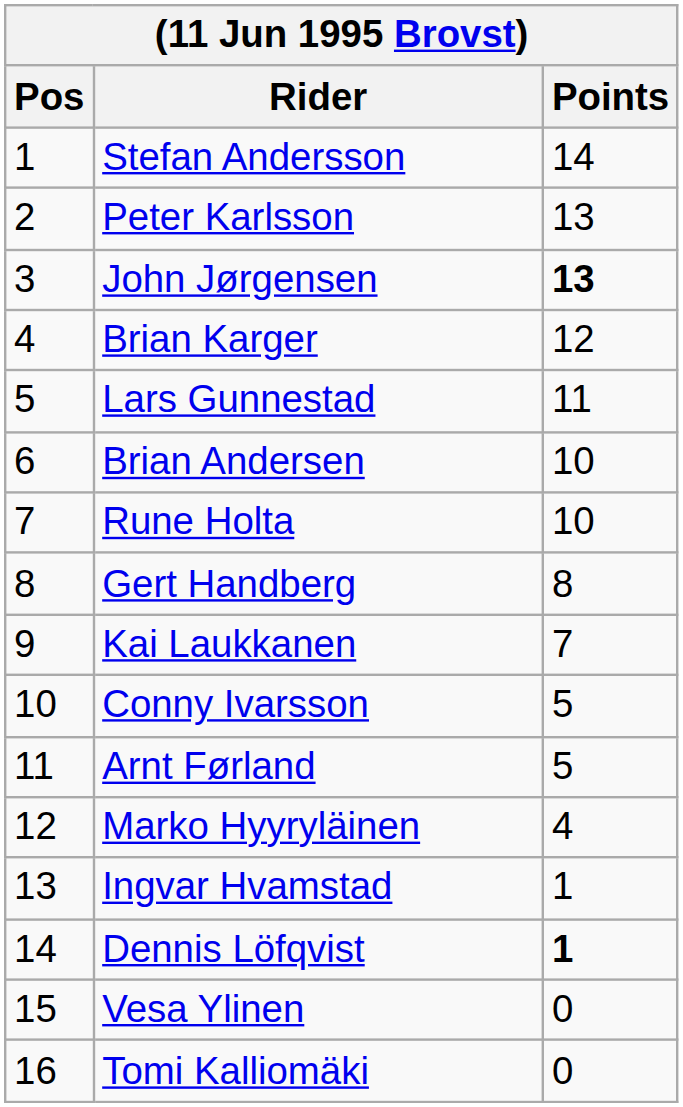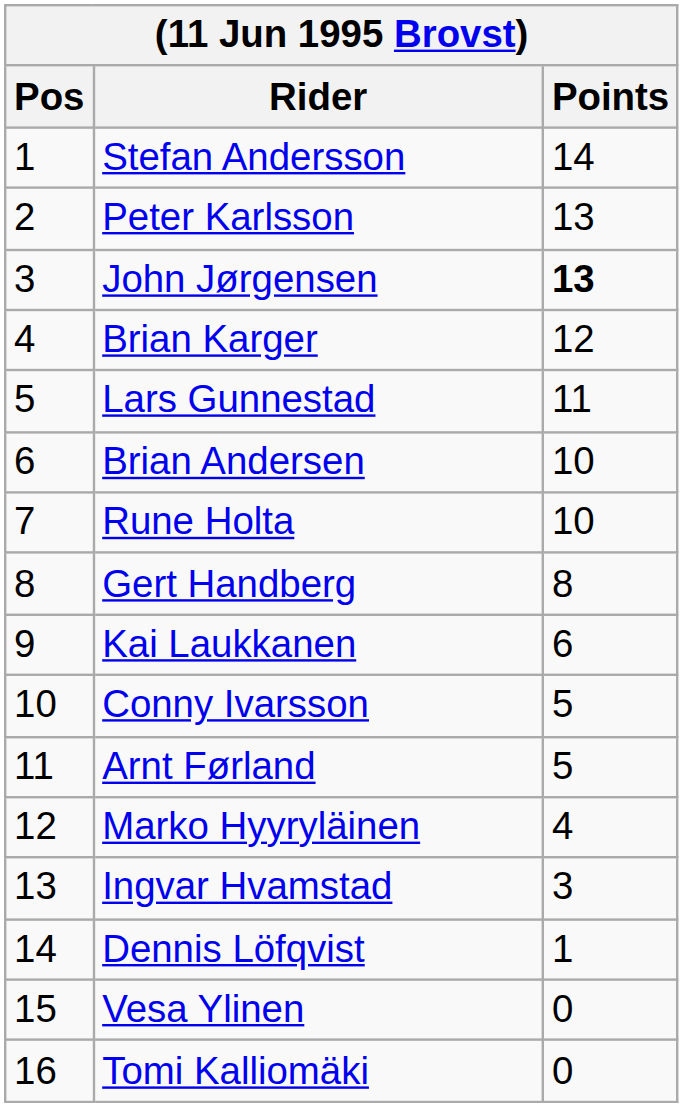(563, 643) 7 -> (563, 643) 6
(563, 887) 1 -> (563, 887) 3
(563, 948) bold -> (563, 948) normal
